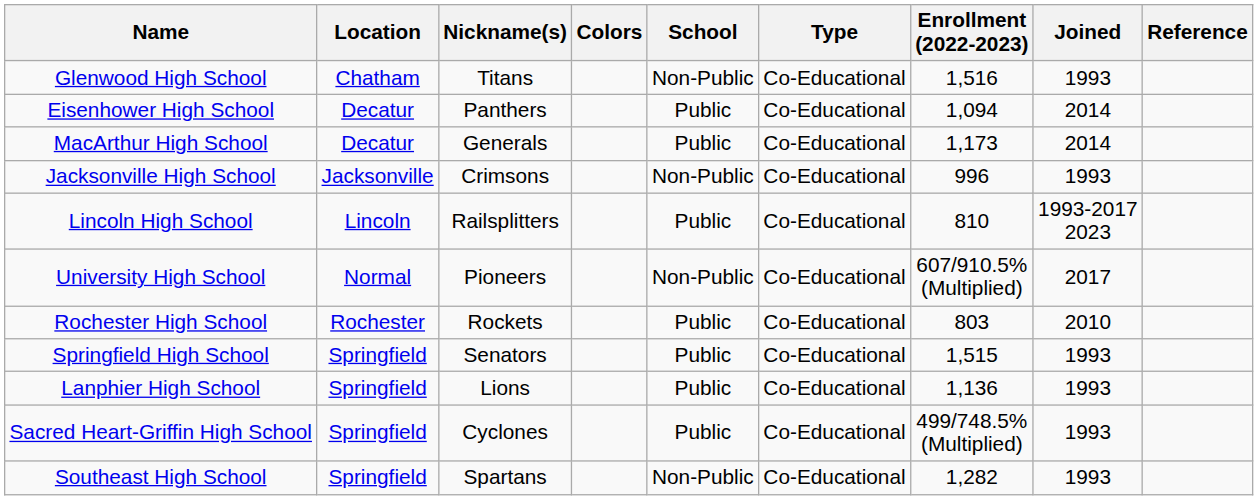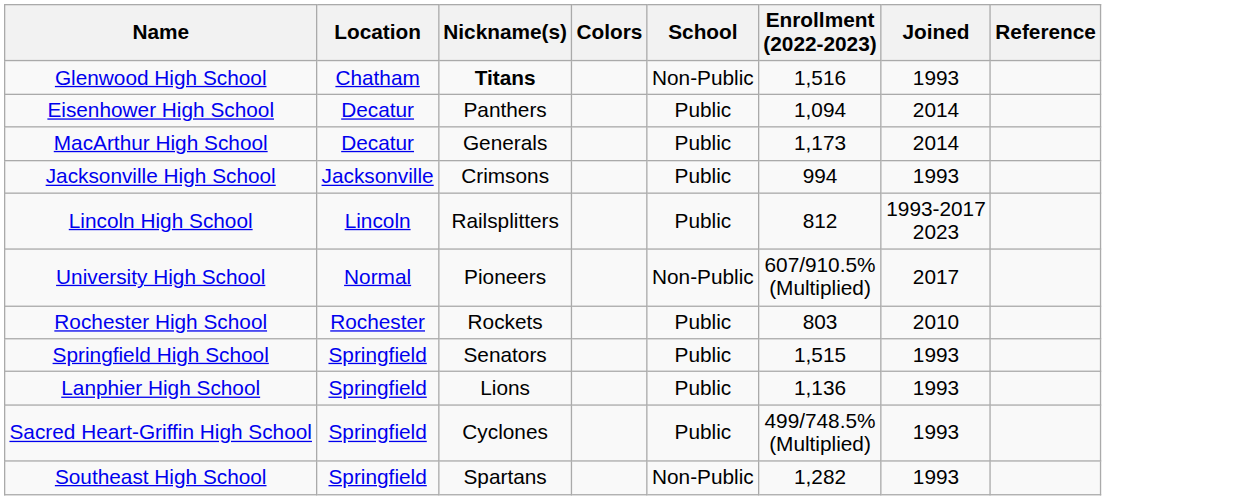- column: (834, 32)
(505, 77) normal -> (505, 77) bold
(703, 176) Non-Public -> (703, 176) Public
(972, 176) 996 -> (820, 176) 994
(972, 221) 810 -> (820, 221) 812
